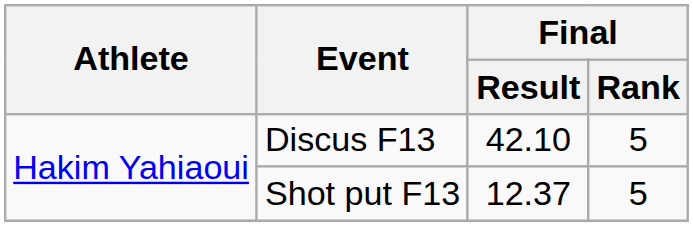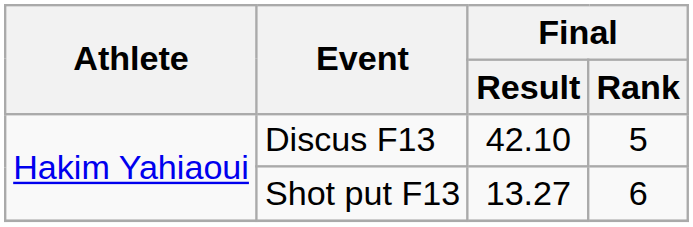(528, 194) 12.37 -> (528, 194) 13.27
(638, 194) 5 -> (638, 194) 6
